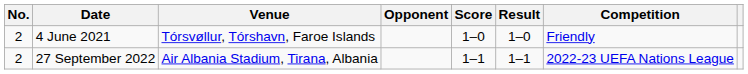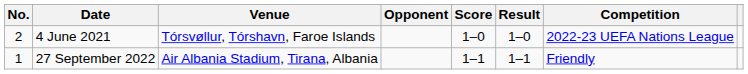(571, 36) Friendly -> (640, 36) 2022-23 UEFA Nations League
(19, 58) 2 -> (19, 58) 1
(640, 58) 2022-23 UEFA Nations League -> (571, 58) Friendly
